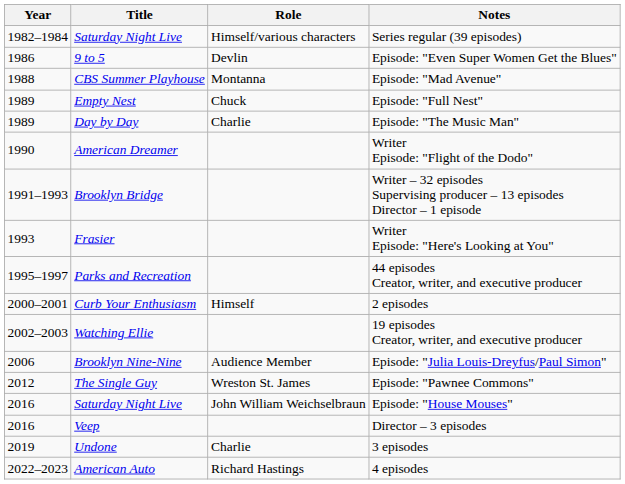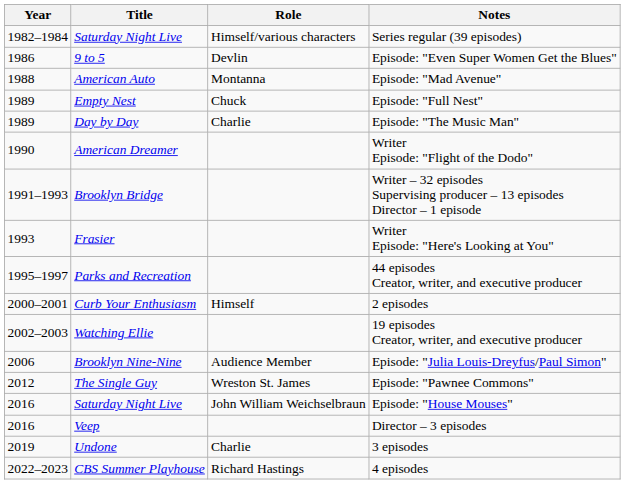(140, 79) CBS Summer Playhouse -> (115, 79) American Auto
(115, 468) American Auto -> (140, 468) CBS Summer Playhouse
